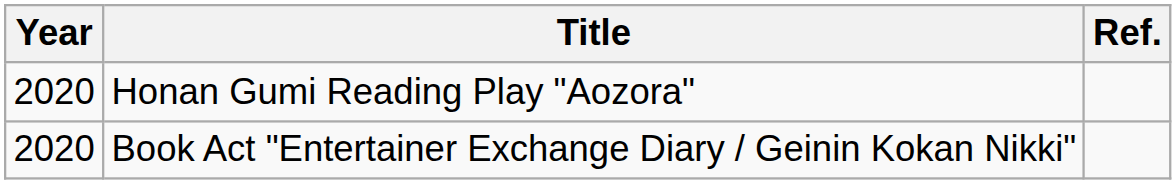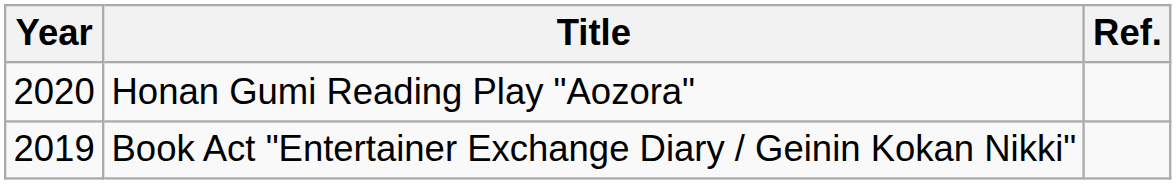(54, 149) 2020 -> (54, 149) 2019
